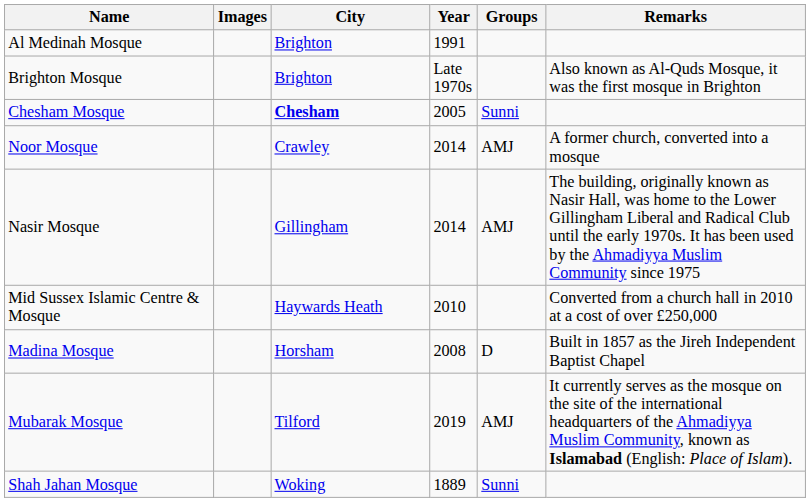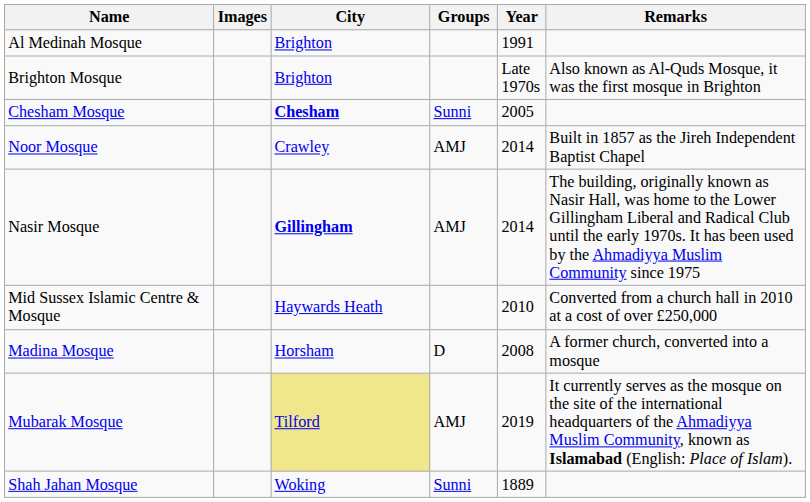columns swapped: (454, 17) <-> (512, 17)
(659, 147) A former church, converted into a mosque -> (672, 147) Built in 1857 as the Jireh Independent Baptist Chapel
(311, 227) normal -> (314, 227) bold
(672, 351) Built in 1857 as the Jireh Independent Baptist Chapel -> (659, 351) A former church, converted into a mosque
(297, 422) no background -> (297, 422) khaki background
